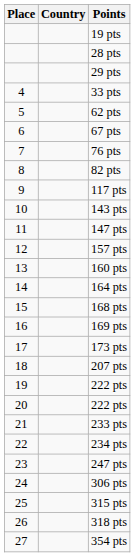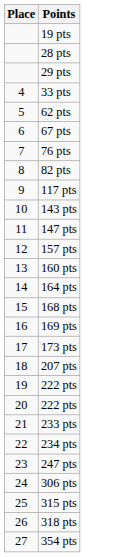- column: (63, 14)
